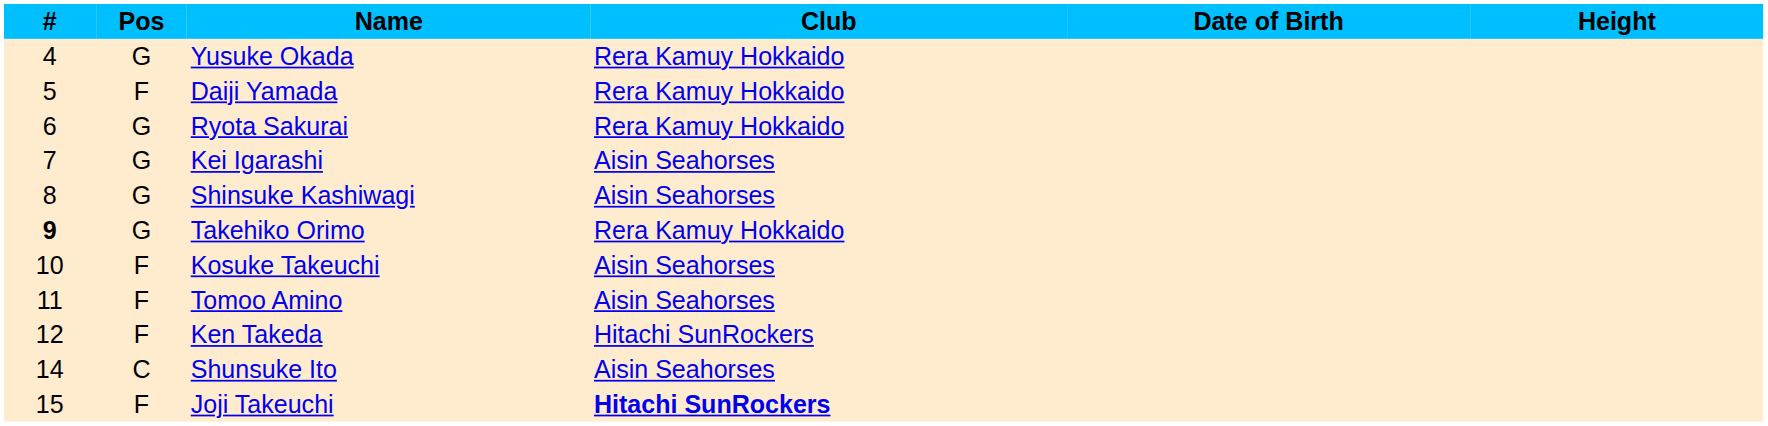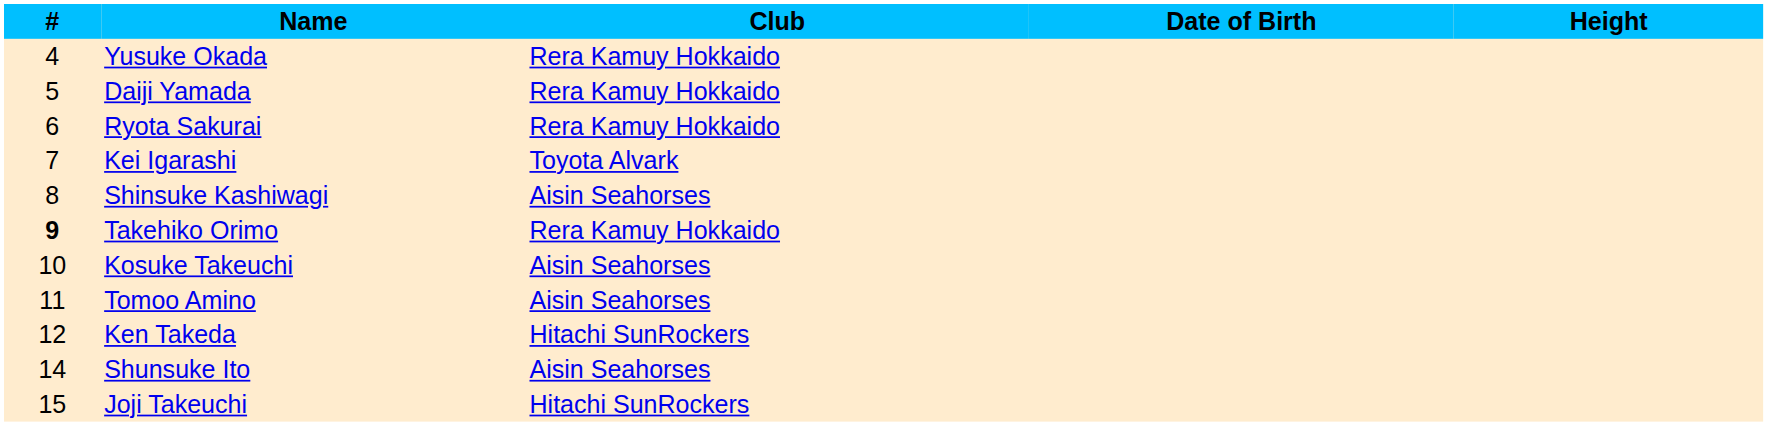- column: (141, 21)
(684, 161) Aisin Seahorses -> (604, 161) Toyota Alvark
(712, 404) bold -> (639, 404) normal
